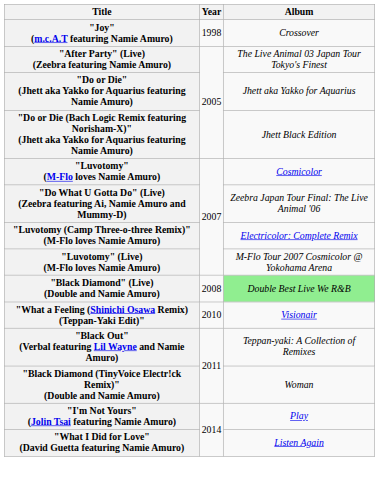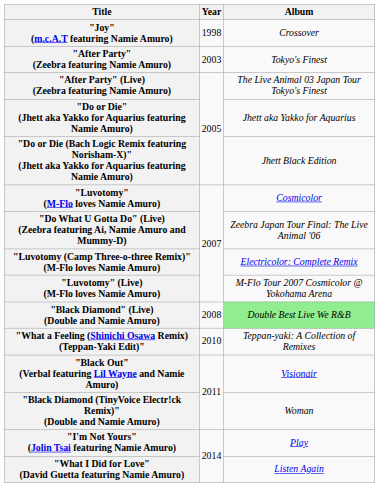+ row: (102, 59)
(299, 315) Visionair -> (299, 341) Teppan-yaki: A Collection of Remixes
(299, 347) Teppan-yaki: A Collection of Remixes -> (299, 373) Visionair
